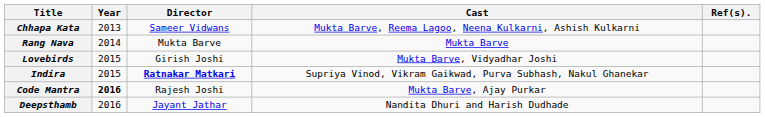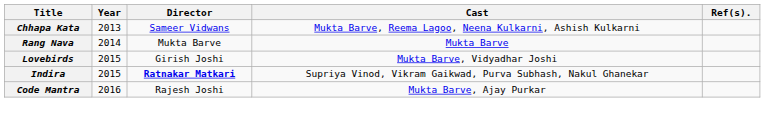(110, 89) bold -> (110, 89) normal
- row: (48, 105)
